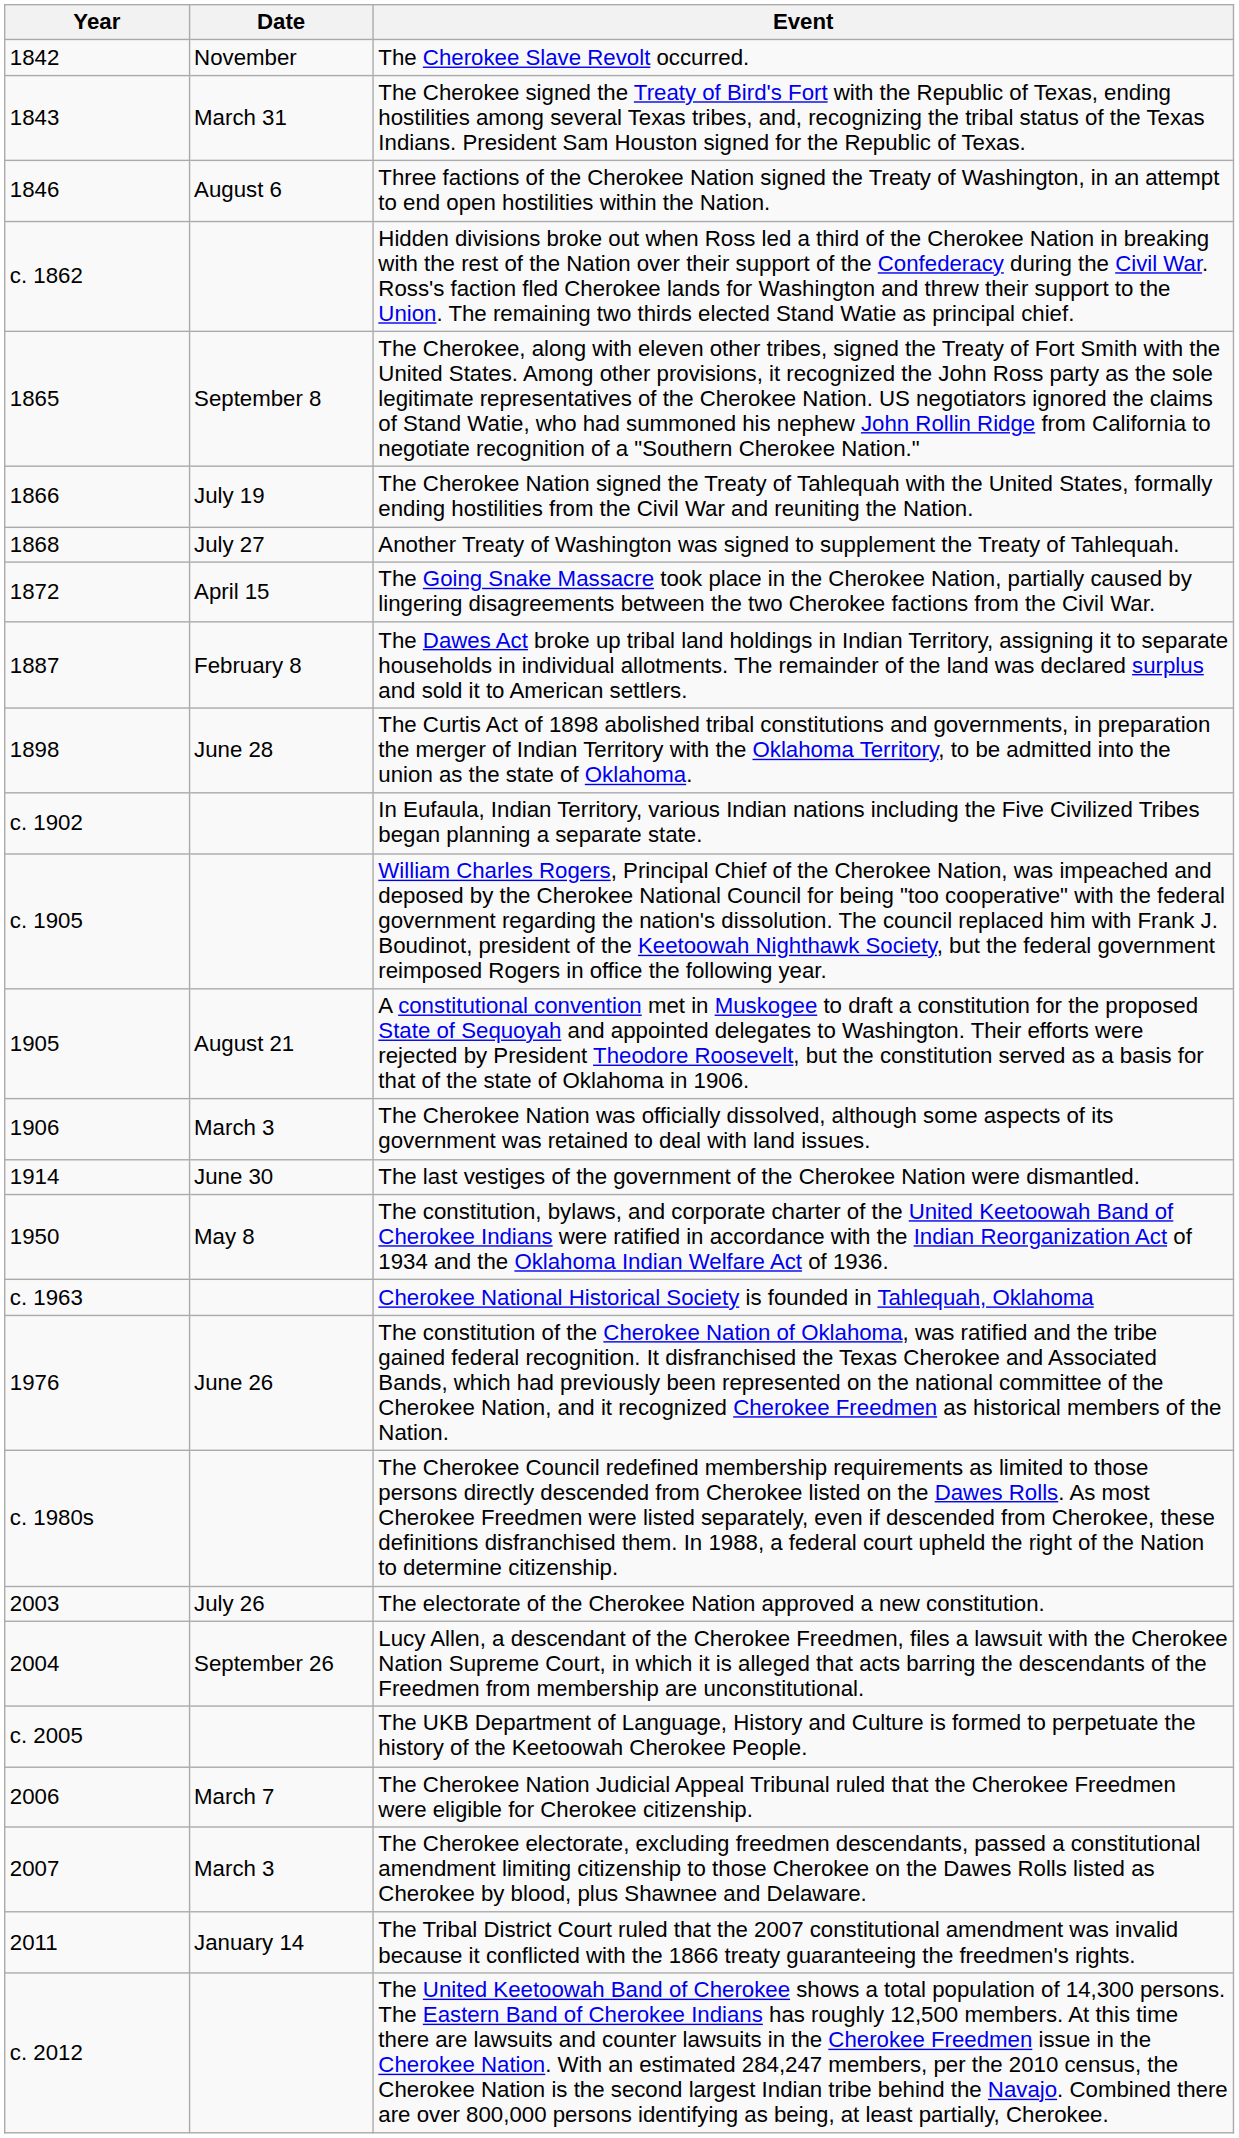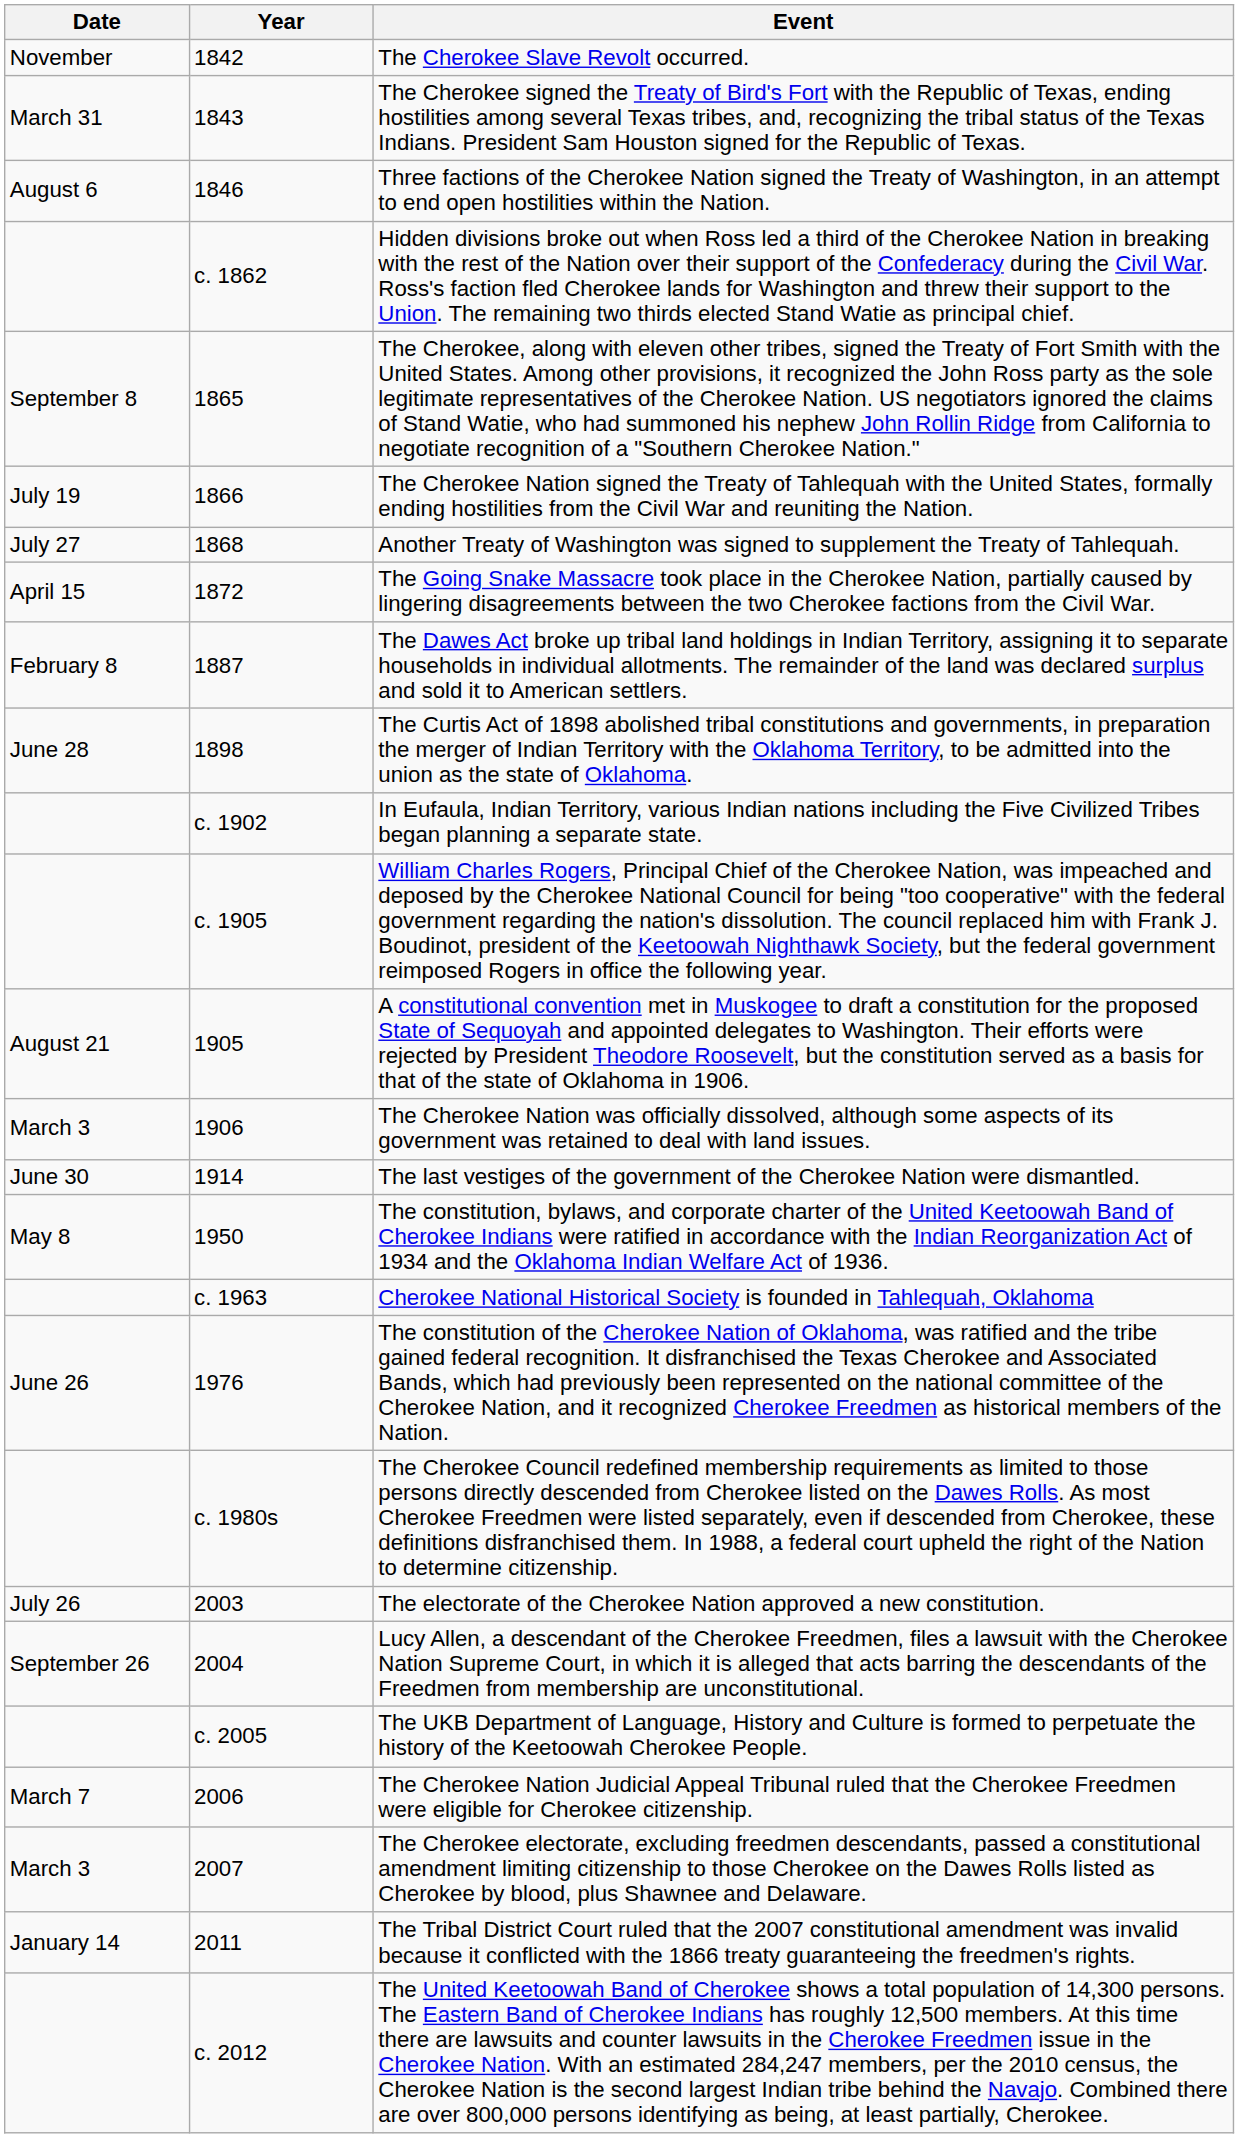columns swapped: (97, 22) <-> (281, 22)
